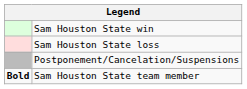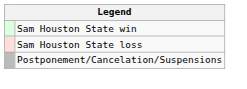- row: (117, 76)
